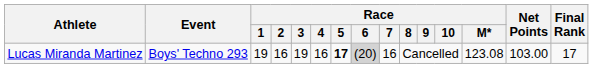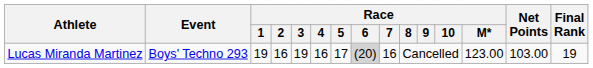(341, 54) bold -> (341, 54) normal
(484, 54) 123.08 -> (484, 54) 123.00
(570, 54) 17 -> (570, 54) 19
